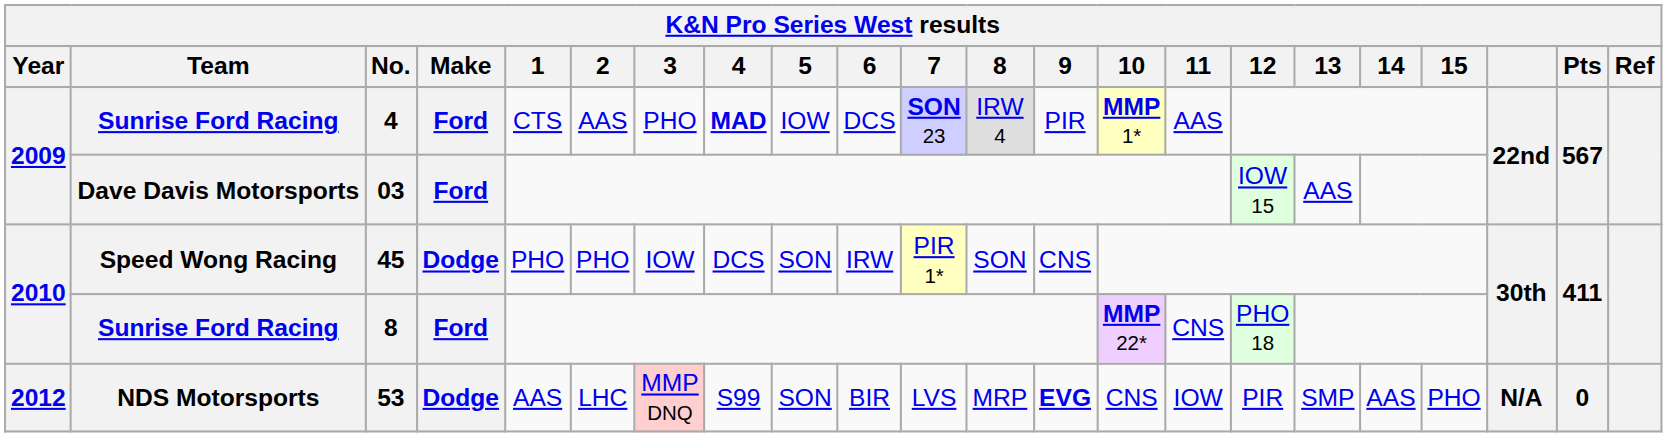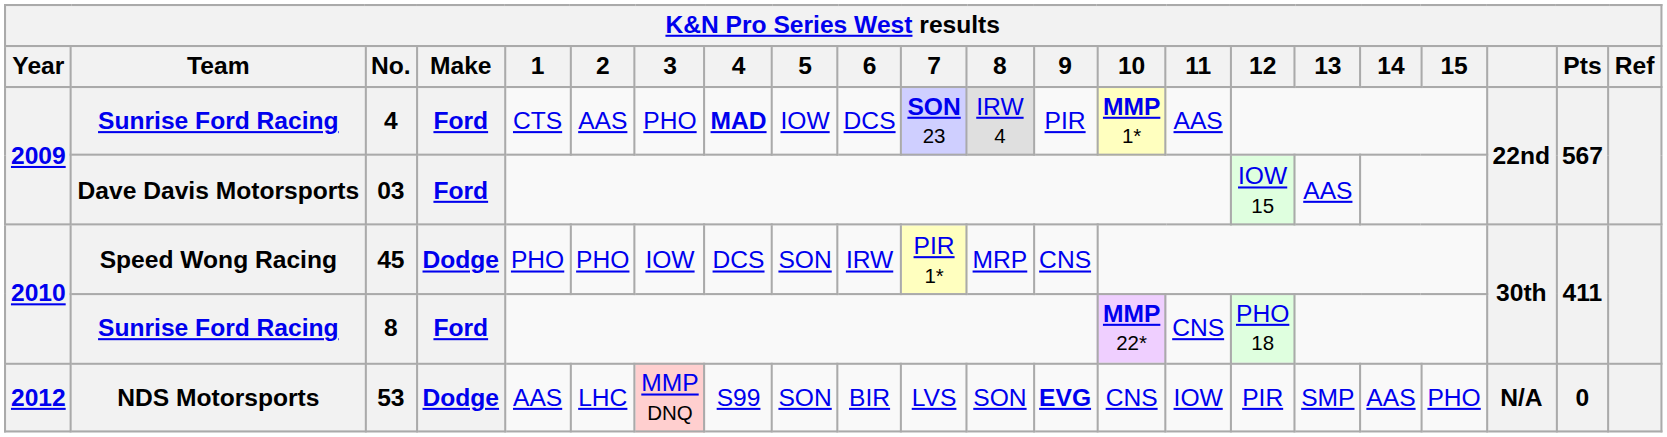(1000, 259) SON -> (1000, 259) MRP
(1000, 398) MRP -> (1000, 398) SON
